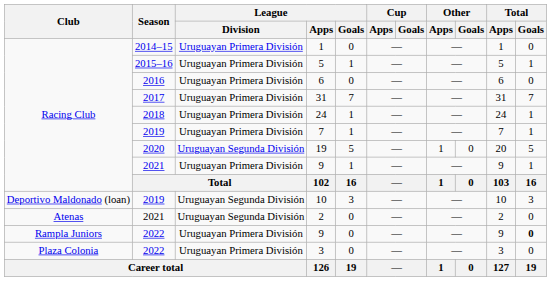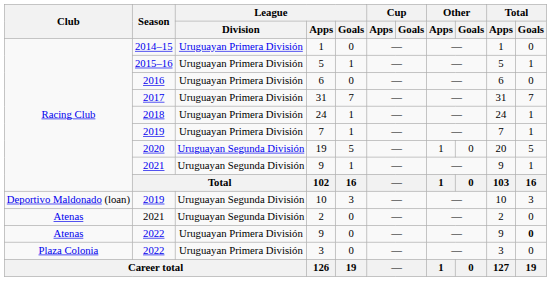(241, 166) Uruguayan Primera División -> (241, 166) Uruguayan Segunda División
(68, 234) Rampla Juniors -> (68, 234) Atenas
